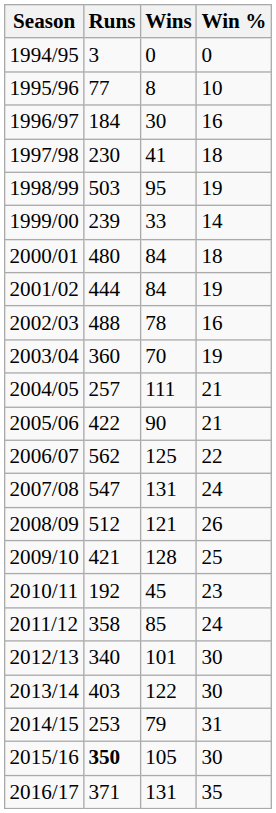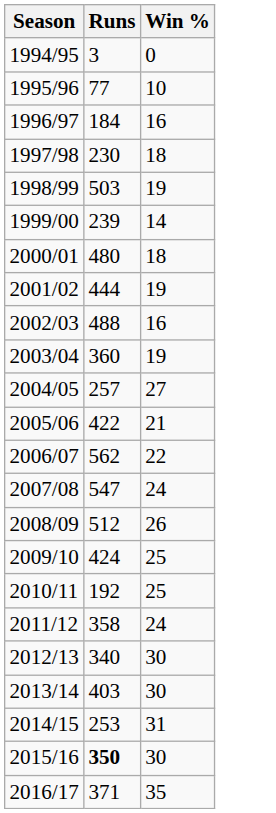- column: (168, 21)
(212, 389) 21 -> (156, 389) 27
(104, 557) 421 -> (104, 557) 424
(212, 590) 23 -> (156, 590) 25
